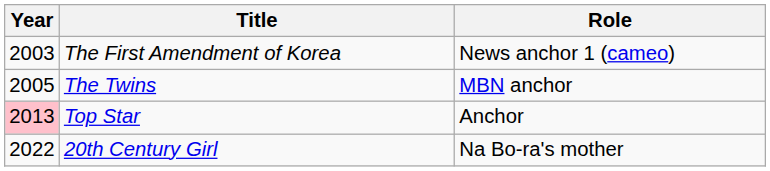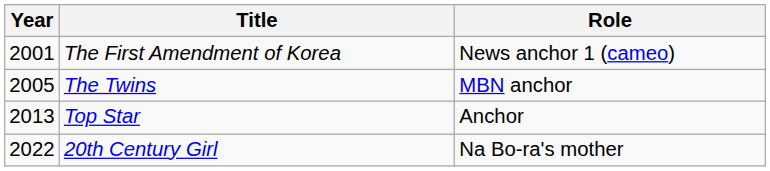(32, 52) 2003 -> (32, 52) 2001
(32, 117) pink background -> (32, 117) no background
